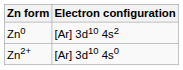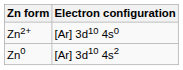rows swapped: (16, 33) <-> (19, 54)
